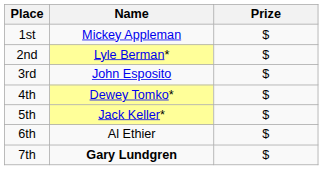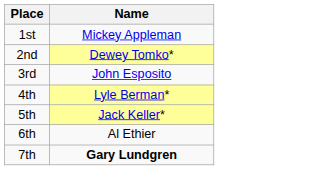- column: (266, 14)
(132, 54) Lyle Berman* -> (132, 54) Dewey Tomko*
(132, 94) Dewey Tomko* -> (132, 94) Lyle Berman*
